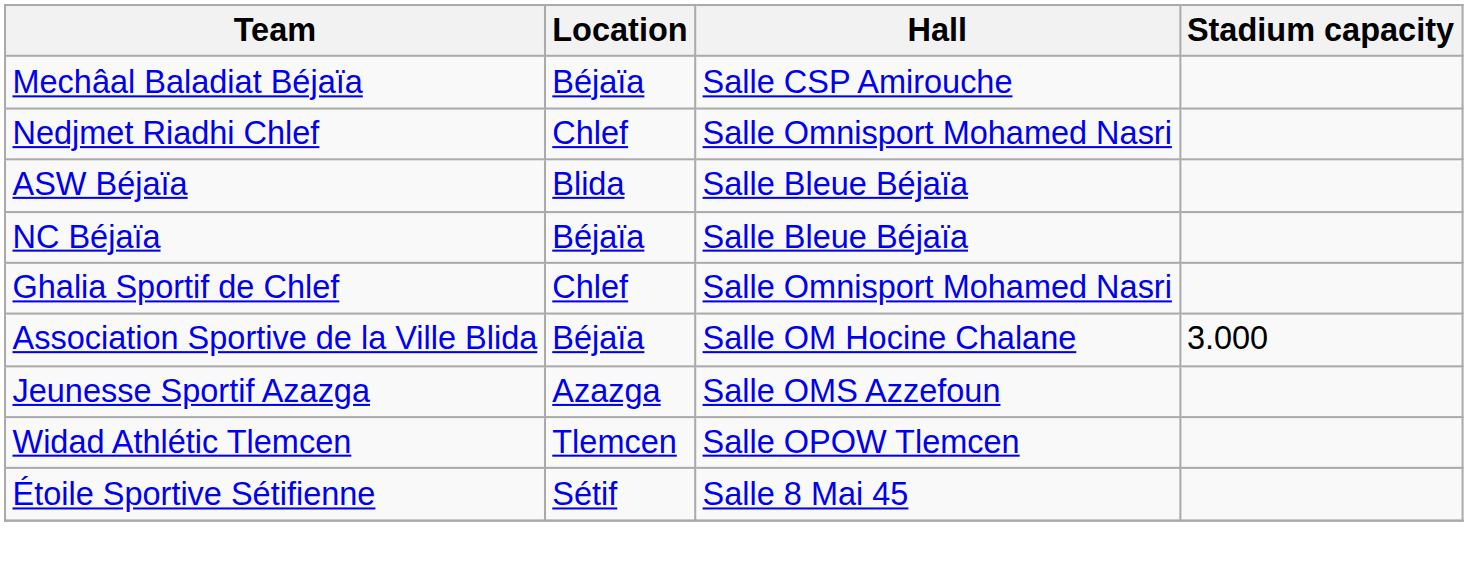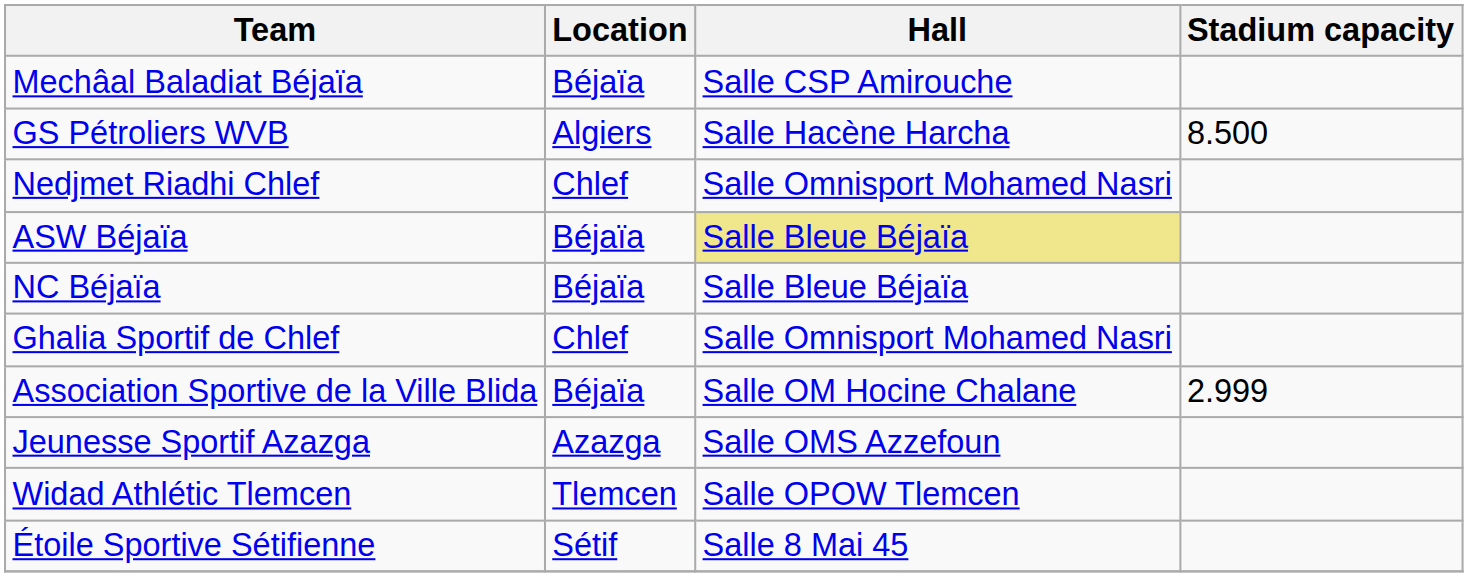+ row: (151, 133)
(588, 184) Blida -> (598, 236) Béjaïa
(835, 184) no background -> (835, 236) khaki background
(1228, 339) 3.000 -> (1228, 390) 2.999
